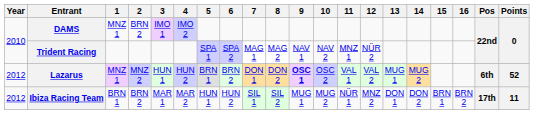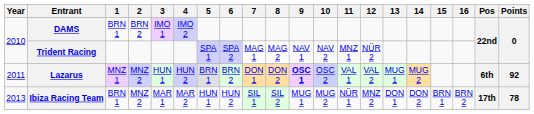(117, 29) MNZ 1 -> (117, 29) BRN 1
(16, 75) 2012 -> (16, 75) 2011
(514, 75) 52 -> (514, 75) 92
(16, 98) 2012 -> (16, 98) 2013
(139, 98) BRN 2 -> (139, 98) MNZ 2
(514, 98) 11 -> (514, 98) 78
